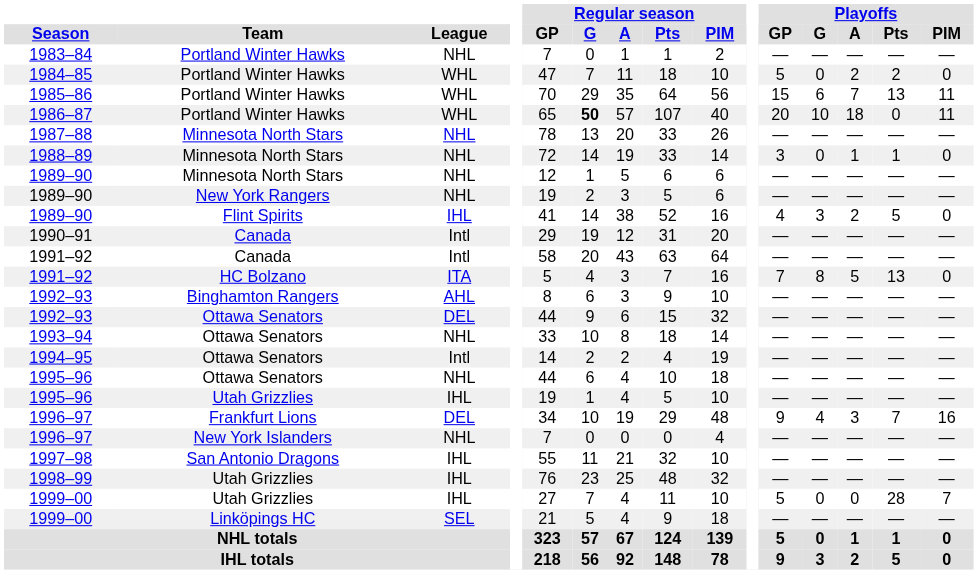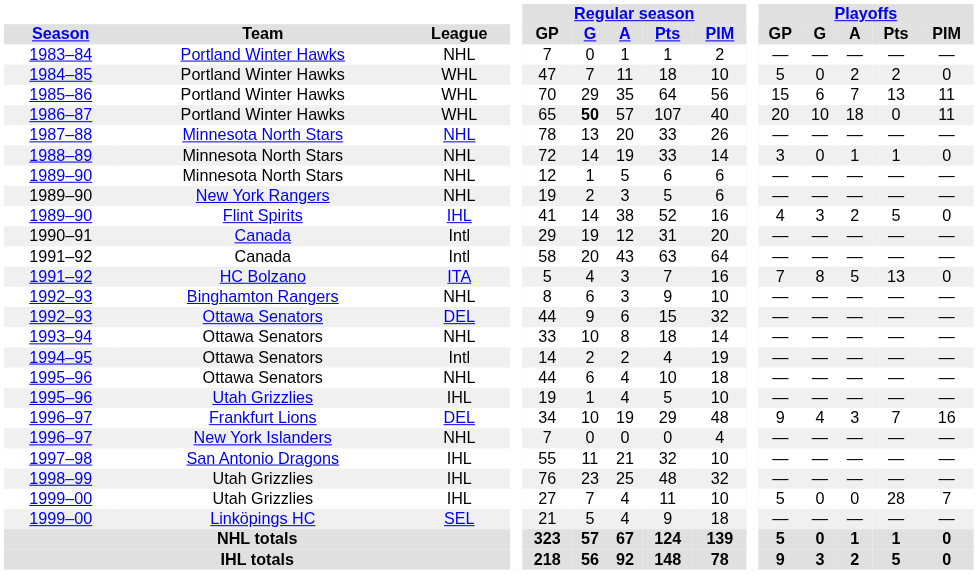(459, 296) AHL -> (459, 296) NHL
